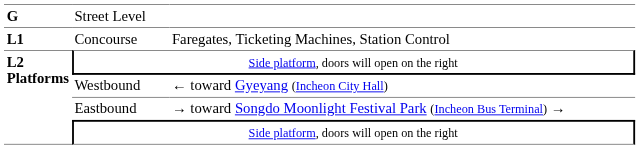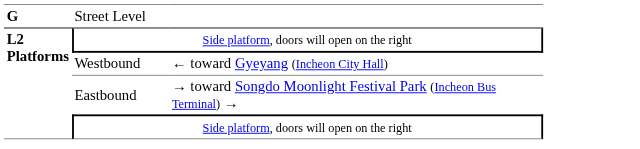- row: (106, 38)
